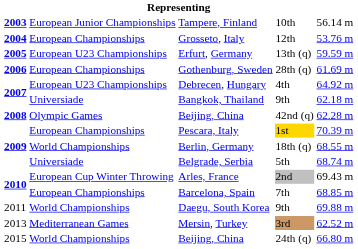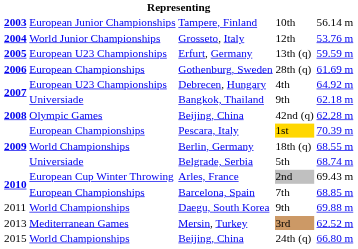(87, 38) European Championships -> (95, 38) World Junior Championships
